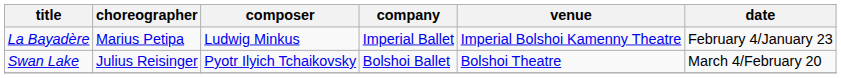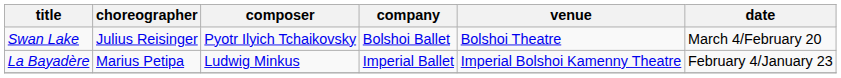rows swapped: (49, 38) <-> (43, 61)
